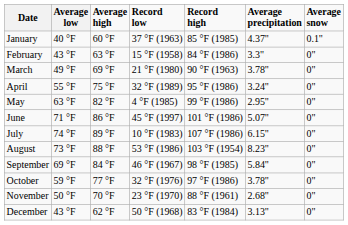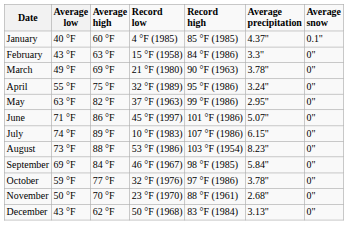(157, 39) 37 °F (1963) -> (155, 39) 4 °F (1985)
(155, 102) 4 °F (1985) -> (157, 102) 37 °F (1963)
